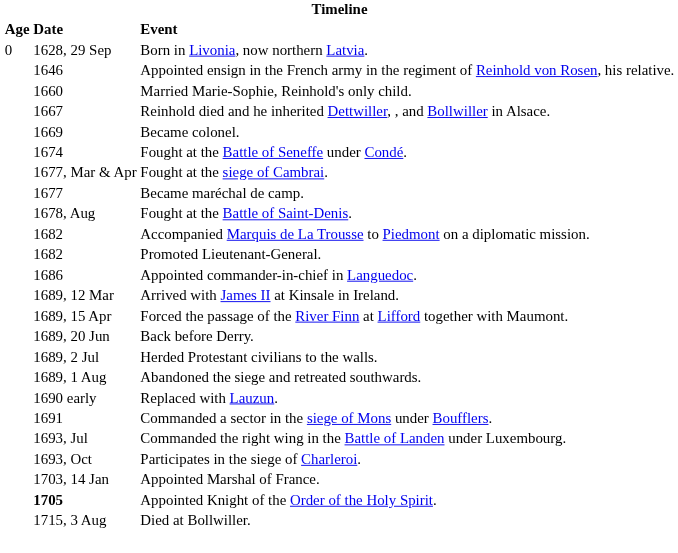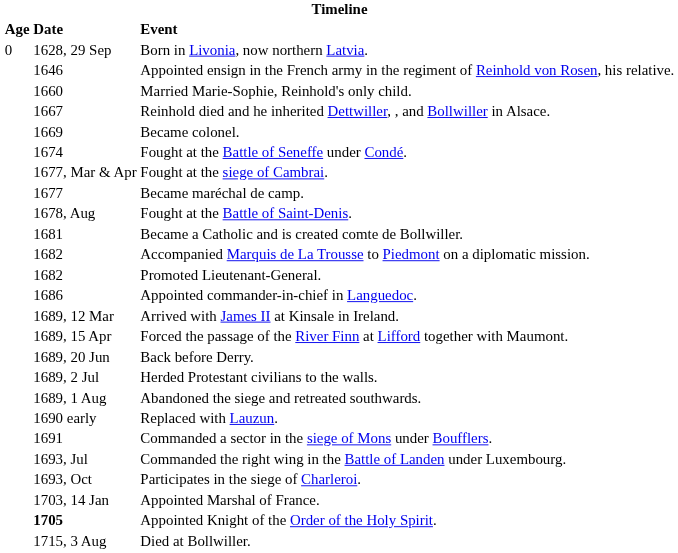+ row: (302, 234)
